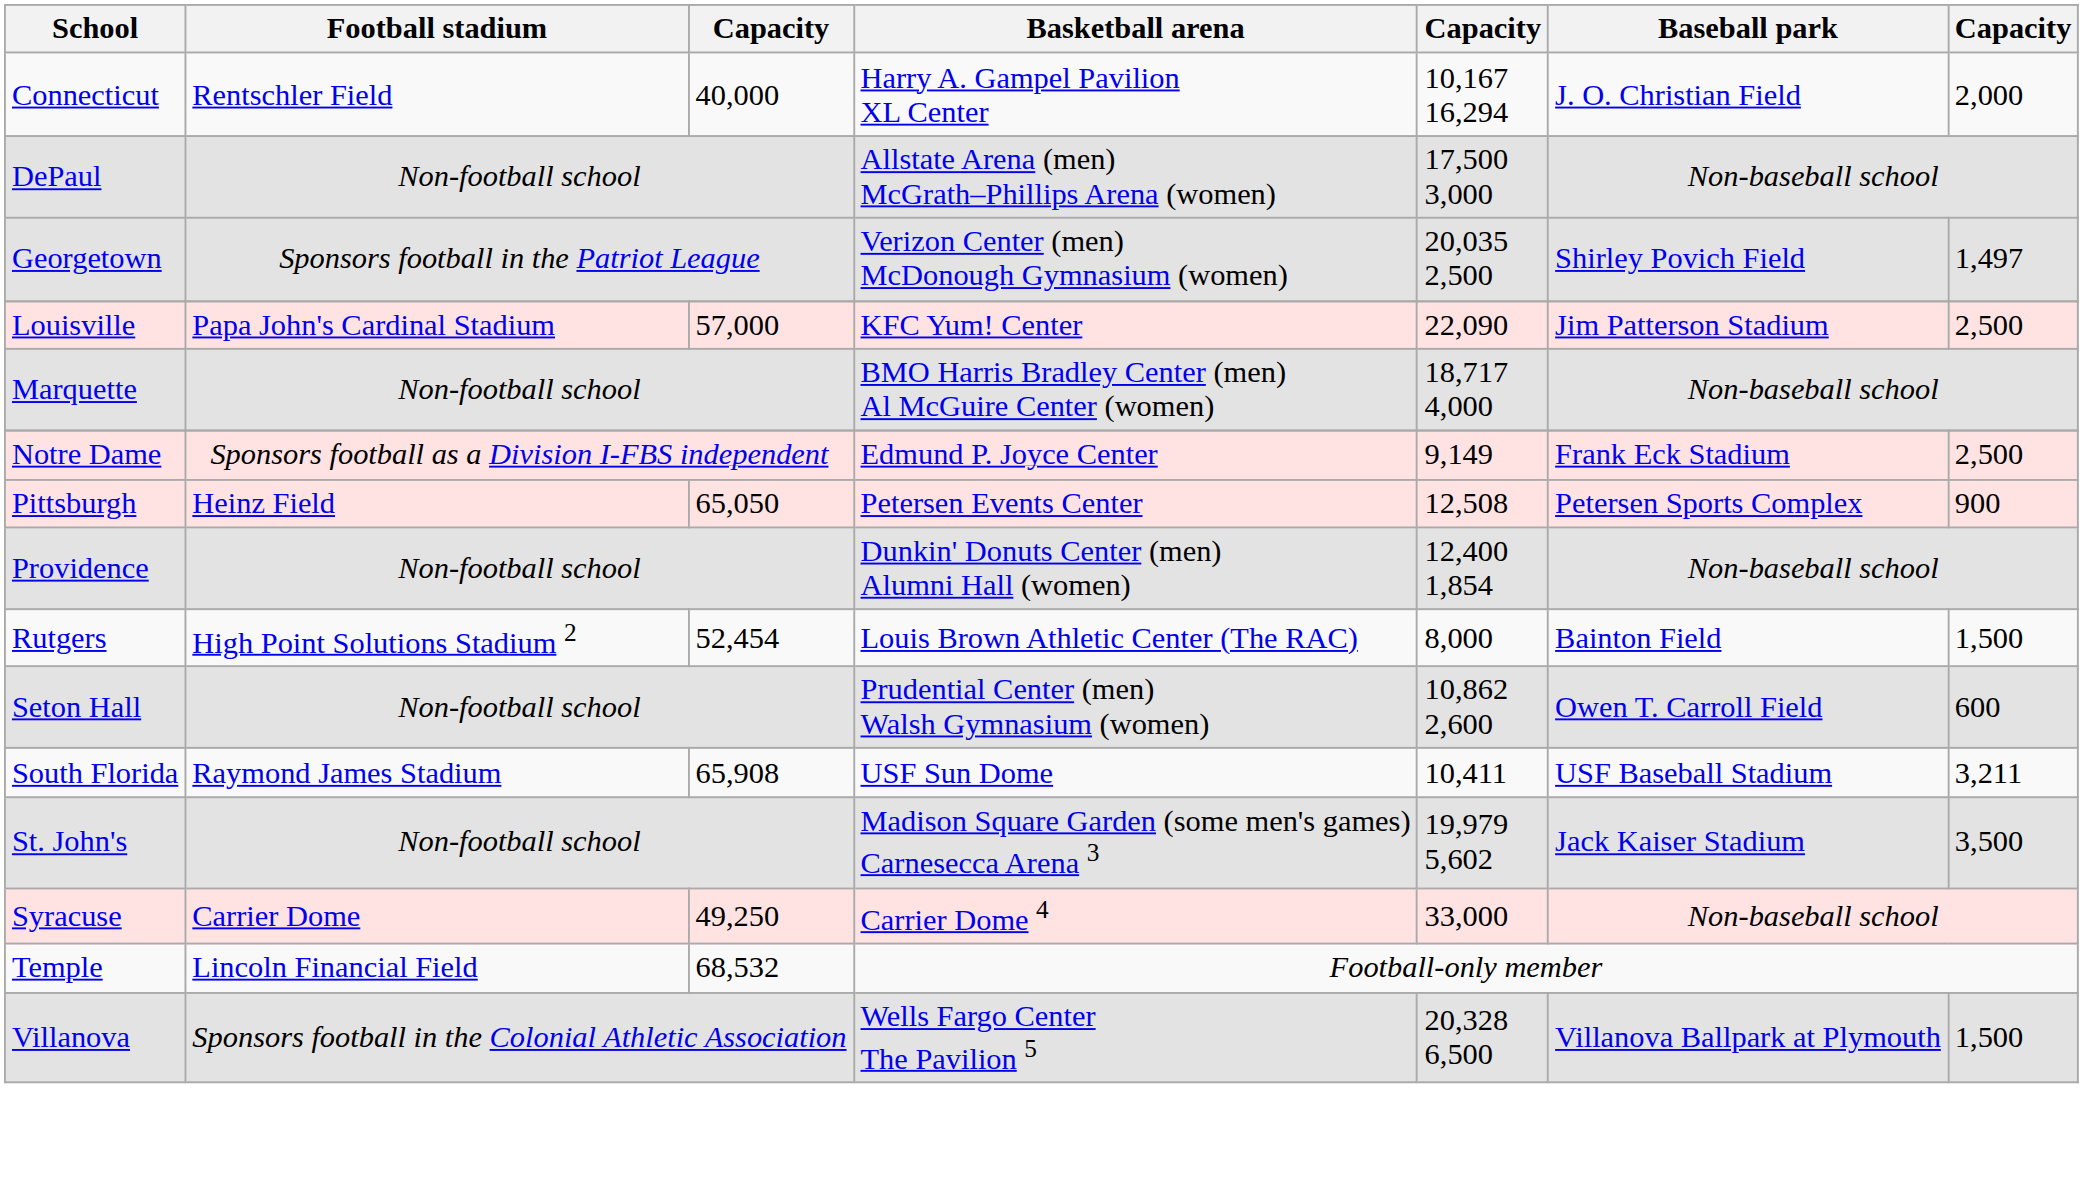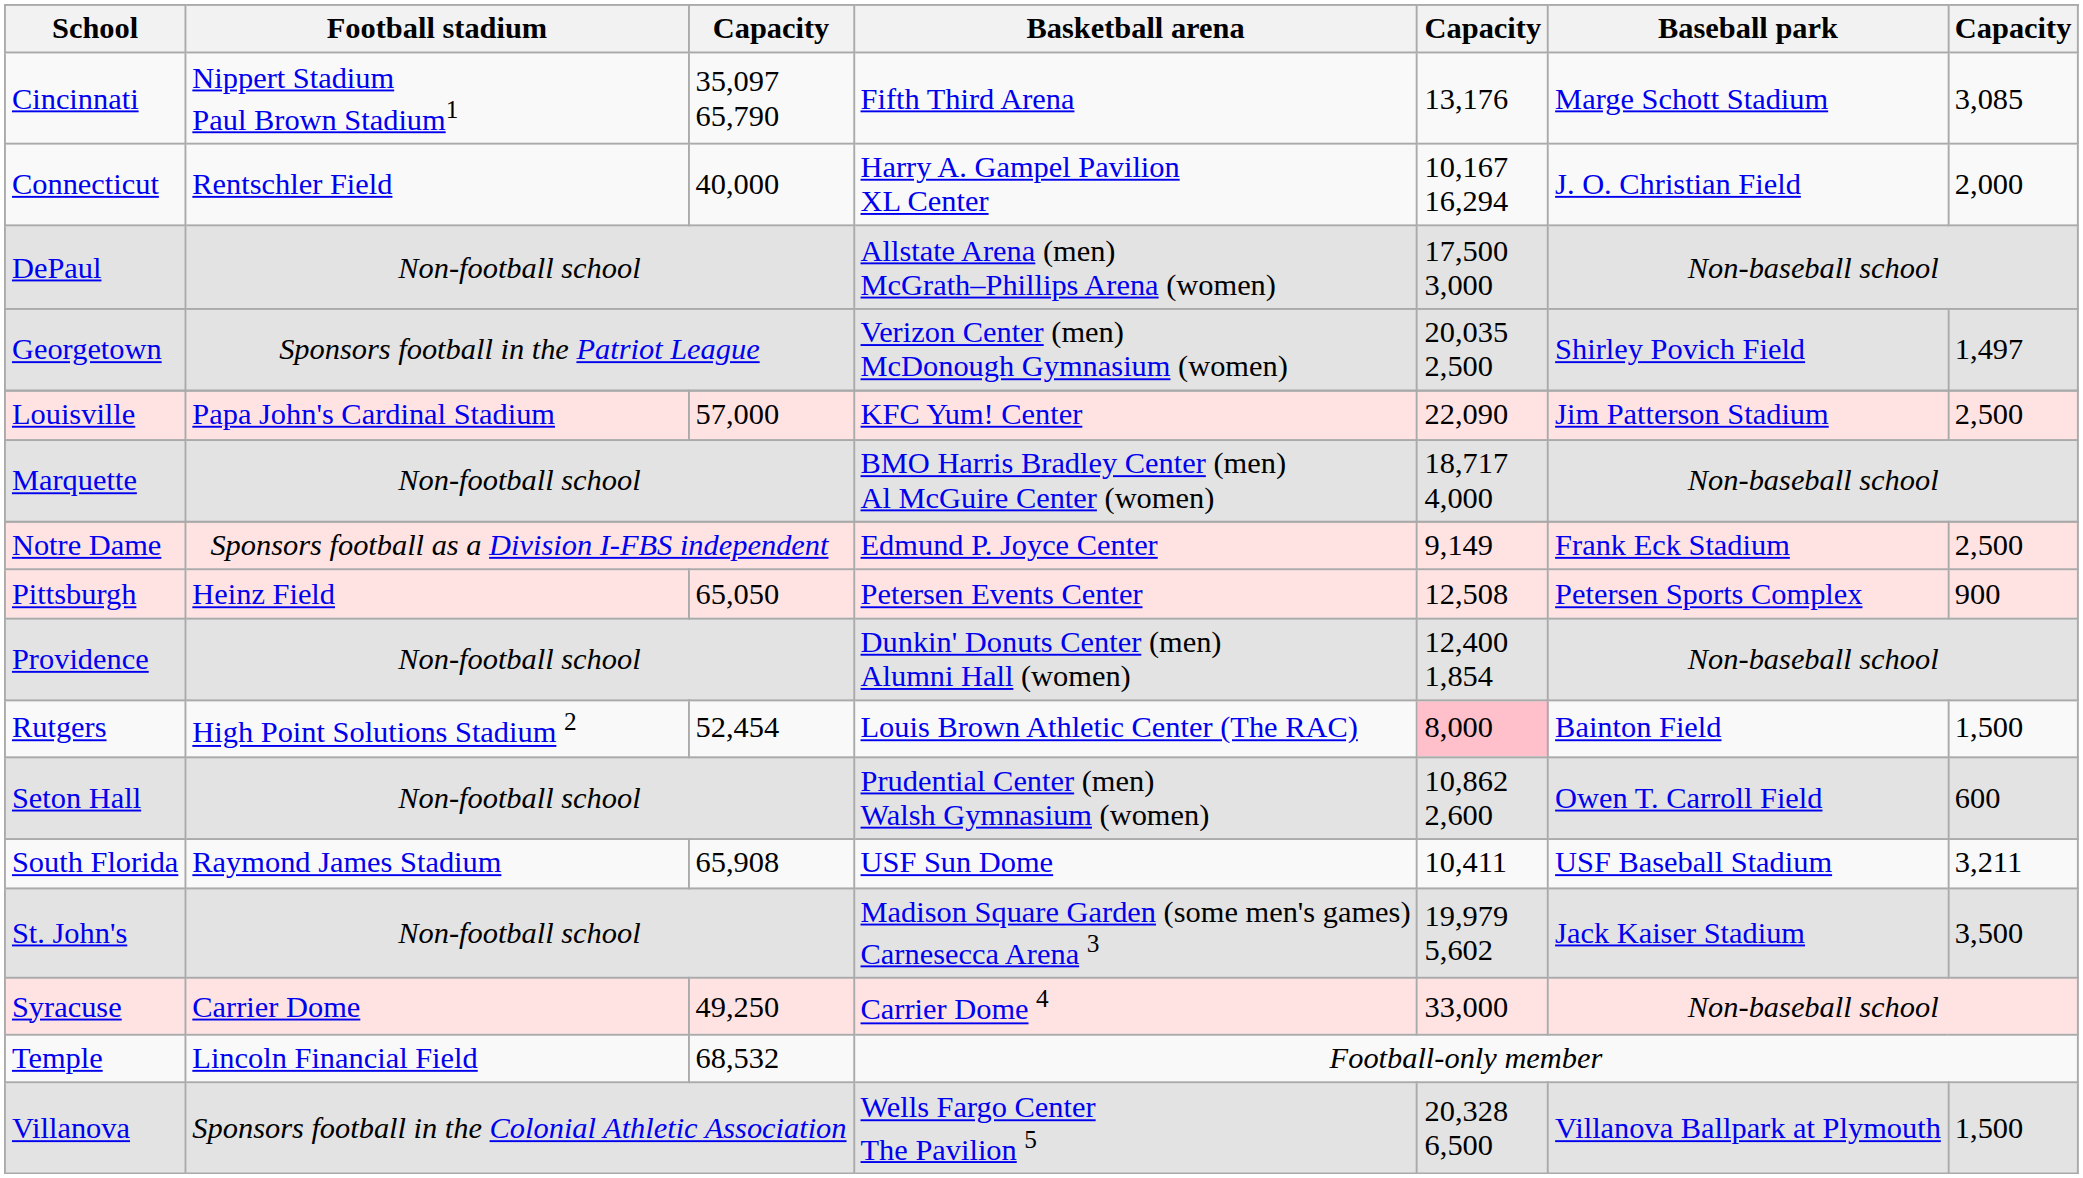+ row: (75, 98)
(1459, 637) no background -> (1459, 728) pink background
